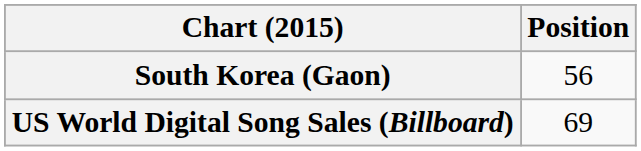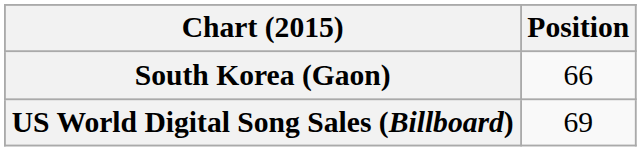(578, 74) 56 -> (578, 74) 66
